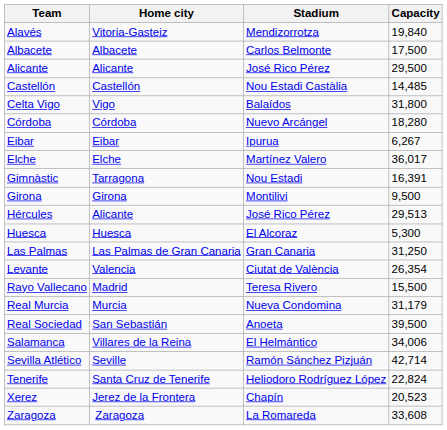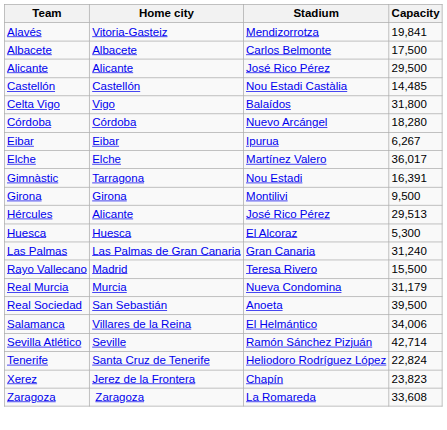(409, 31) 19,840 -> (409, 31) 19,841
(409, 251) 31,250 -> (409, 251) 31,240
- row: (28, 269)
(409, 397) 20,523 -> (409, 379) 23,823
